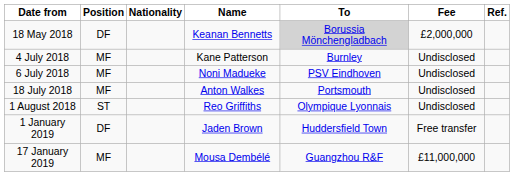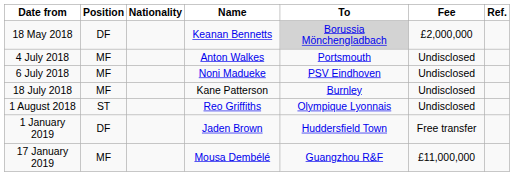(232, 57) Kane Patterson -> (232, 57) Anton Walkes
(344, 57) Burnley -> (344, 57) Portsmouth
(232, 90) Anton Walkes -> (232, 90) Kane Patterson
(344, 90) Portsmouth -> (344, 90) Burnley
